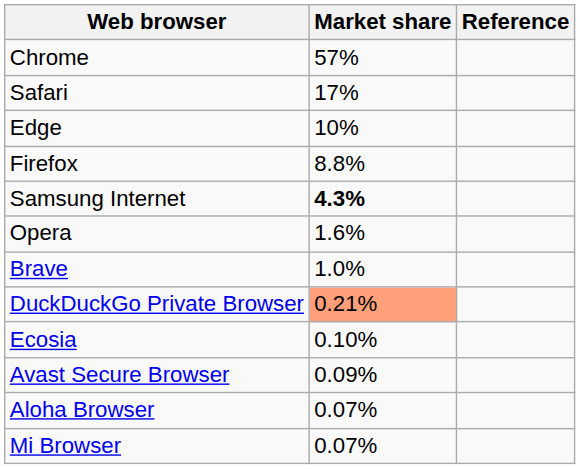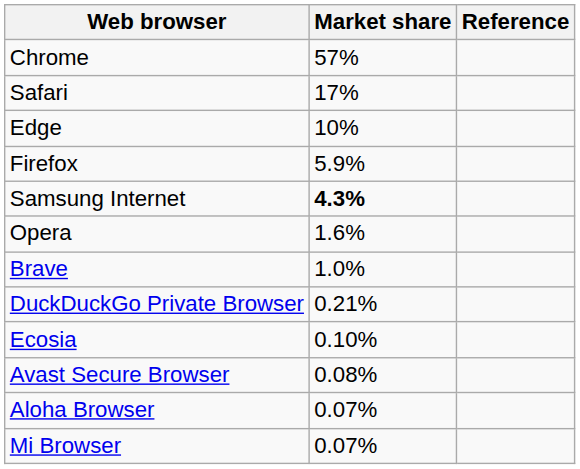(340, 163) 8.8% -> (340, 163) 5.9%
(346, 304) lightsalmon background -> (346, 304) no background
(346, 374) 0.09% -> (346, 374) 0.08%
